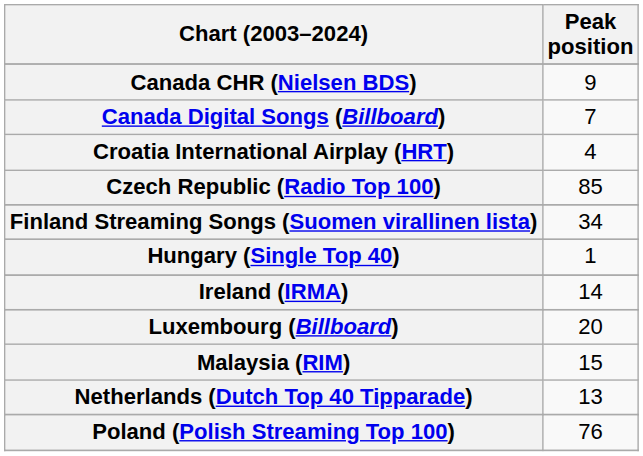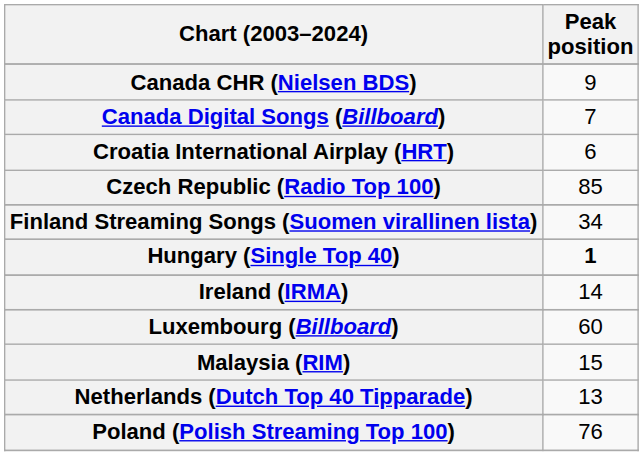(590, 151) 4 -> (590, 151) 6
(590, 256) normal -> (590, 256) bold
(590, 326) 20 -> (590, 326) 60
